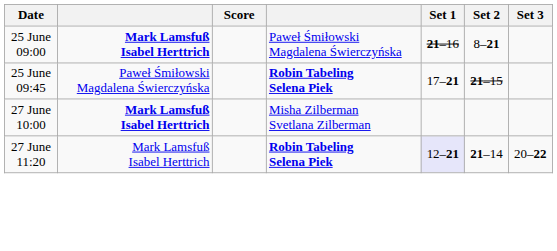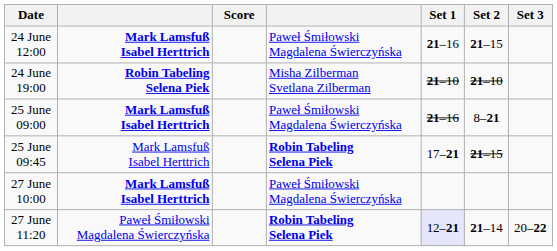+ row: (31, 44)
+ row: (31, 81)
(143, 81) Paweł Śmiłowski Magdalena Świerczyńska -> (169, 154) Mark Lamsfuß Isabel Herttrich
(320, 117) Misha Zilberman Svetlana Zilberman -> (335, 191) Paweł Śmiłowski Magdalena Świerczyńska
(169, 154) Mark Lamsfuß Isabel Herttrich -> (143, 227) Paweł Śmiłowski Magdalena Świerczyńska
